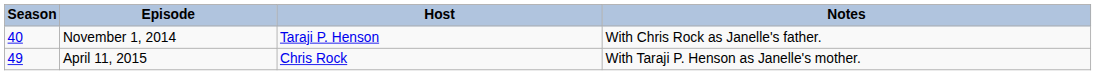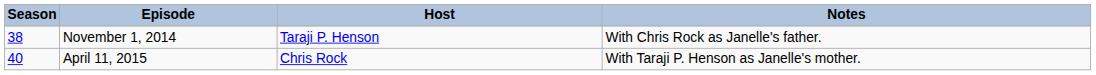(15, 37) 40 -> (15, 37) 38
(15, 59) 49 -> (15, 59) 40
